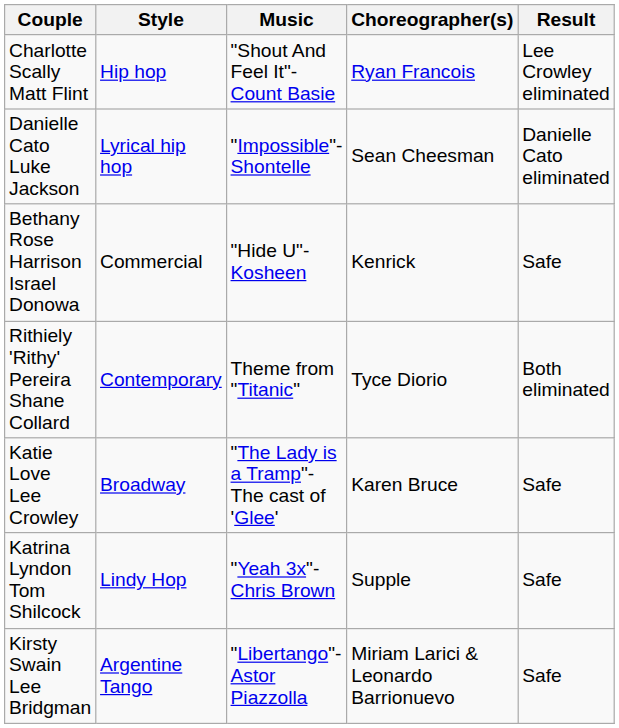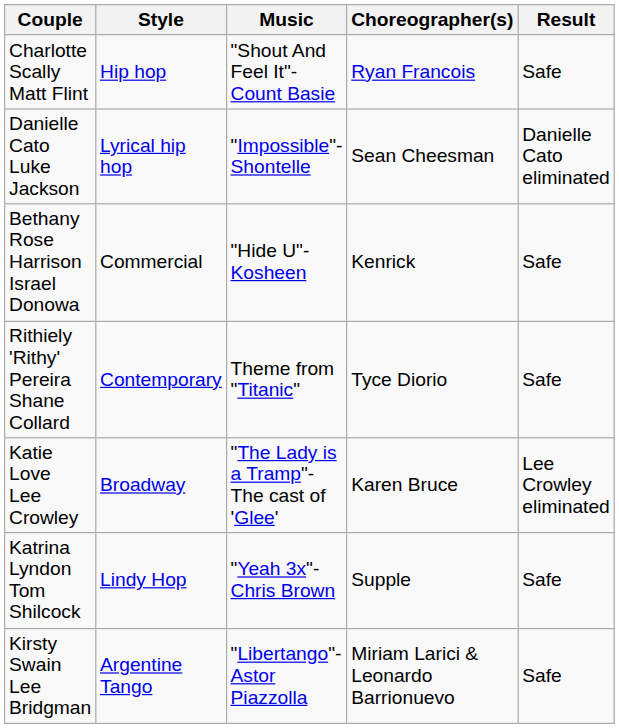(566, 71) Lee Crowley eliminated -> (542, 71) Safe
(566, 379) Both eliminated -> (542, 379) Safe
(542, 485) Safe -> (566, 485) Lee Crowley eliminated
